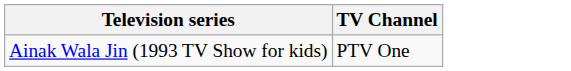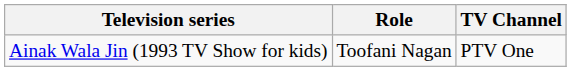+ column: (394, 19)
